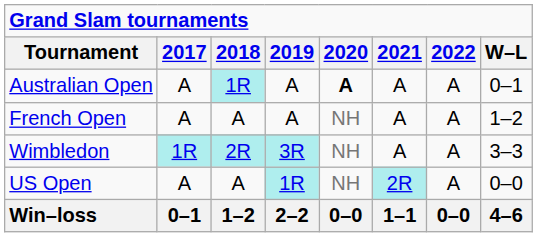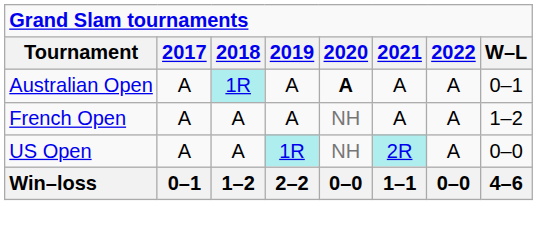- row: (59, 150)
